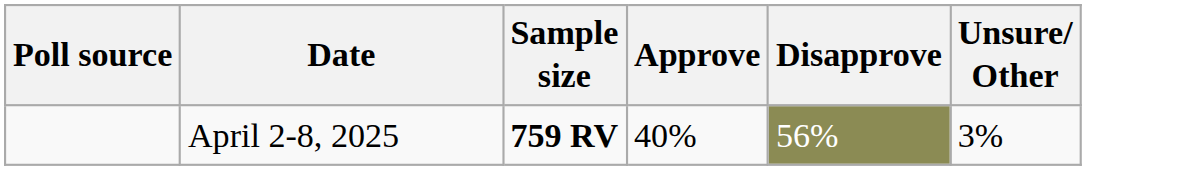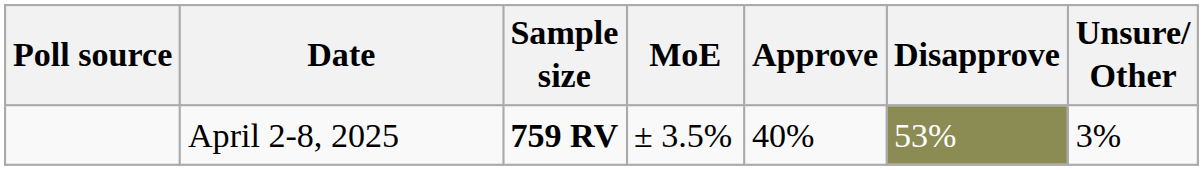+ column: (685, 54)
(807, 134) 56% -> (925, 134) 53%
